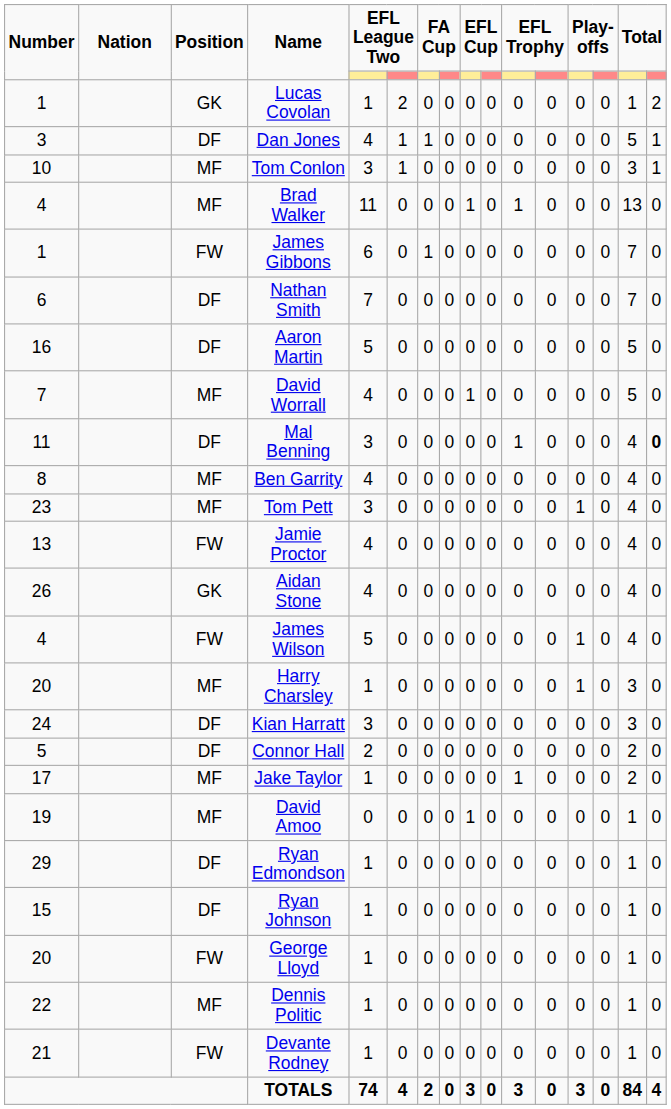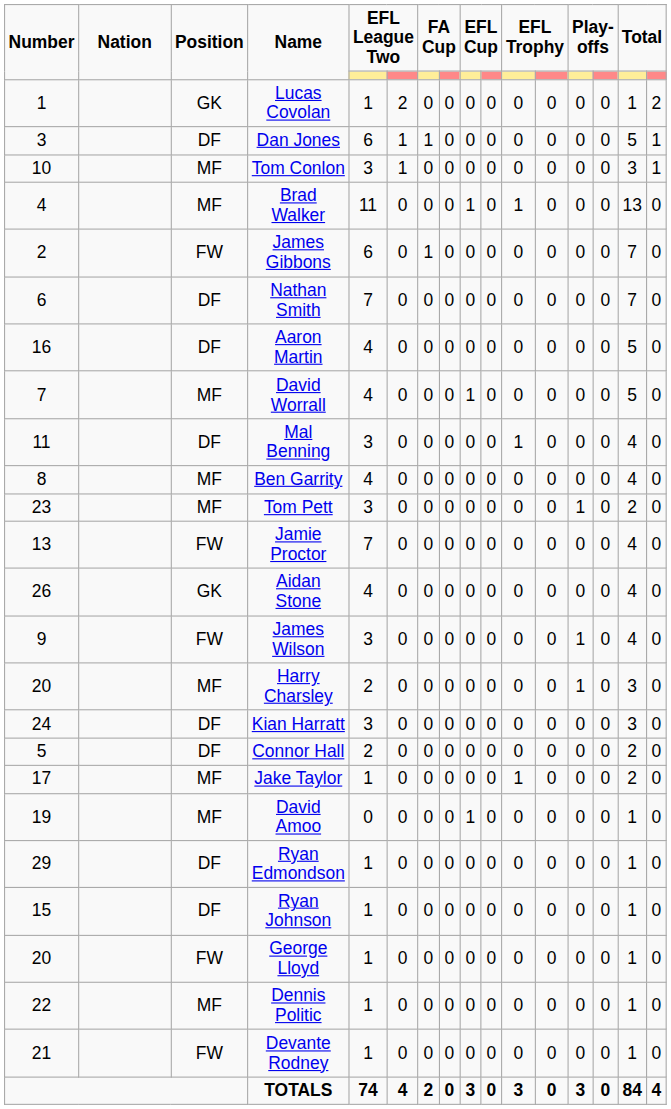(368, 140) 4 -> (368, 140) 6
(42, 252) 1 -> (42, 252) 2
(368, 347) 5 -> (368, 347) 4
(656, 442) bold -> (656, 442) normal
(632, 507) 4 -> (632, 507) 2
(368, 544) 4 -> (368, 544) 7
(42, 639) 4 -> (42, 639) 9
(368, 639) 5 -> (368, 639) 3
(368, 686) 1 -> (368, 686) 2
